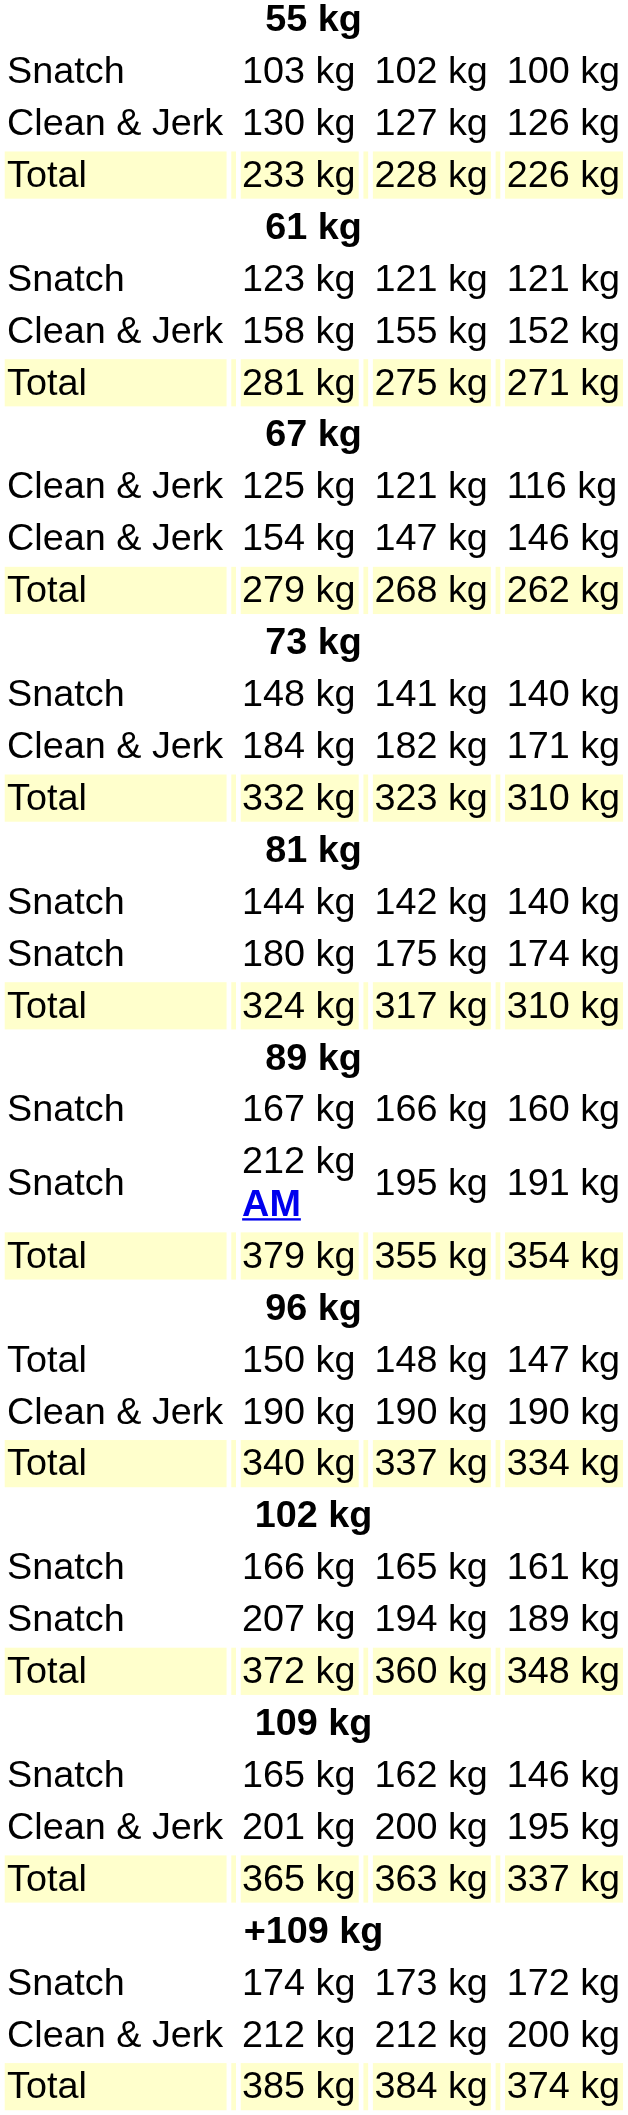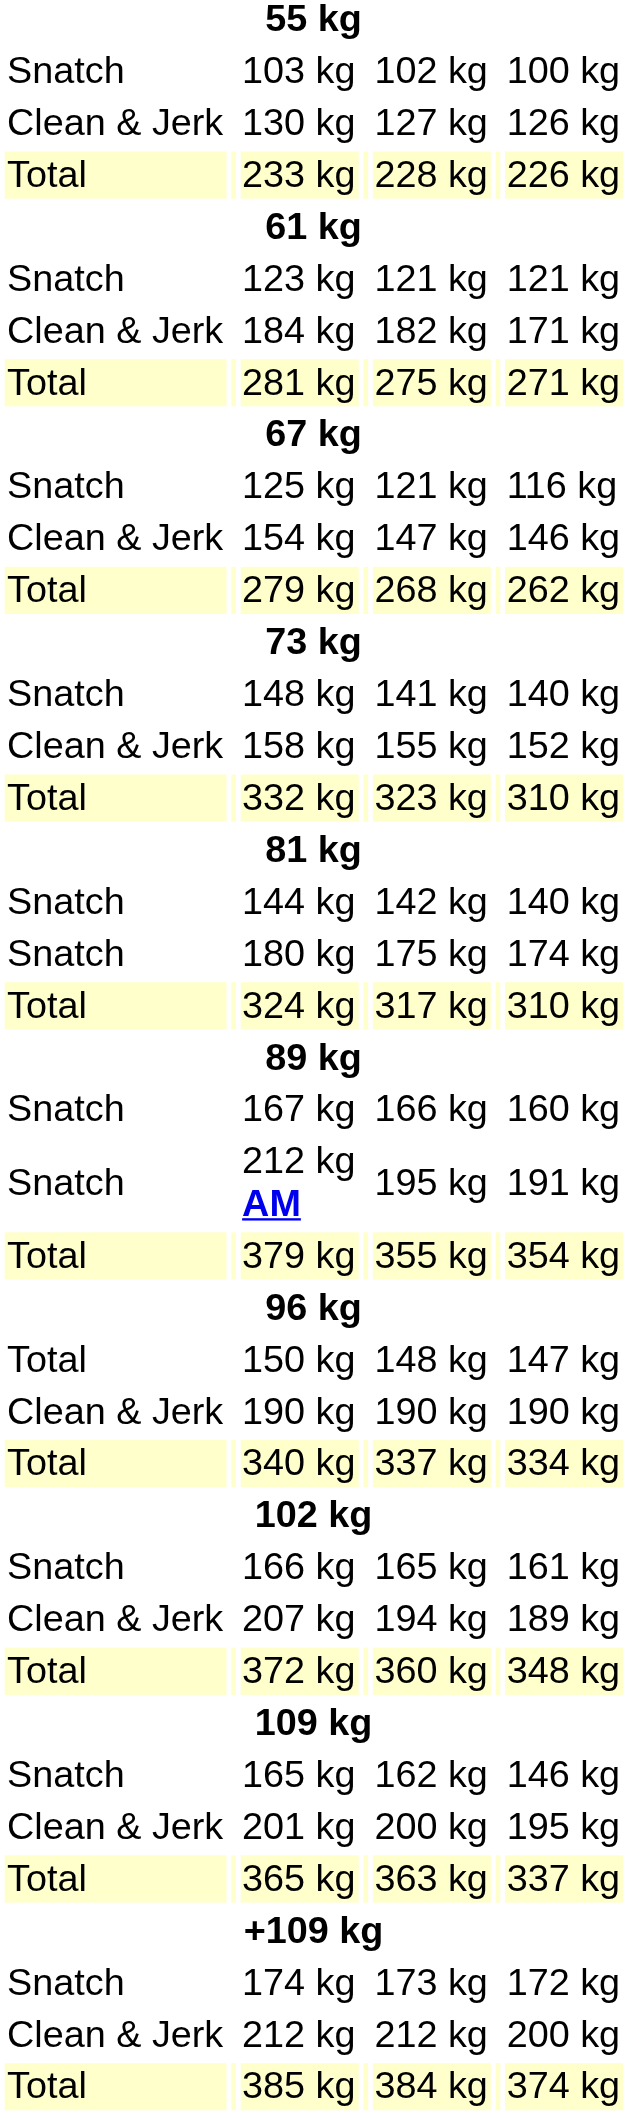rows swapped: (299, 330) <-> (299, 745)
(115, 485) Clean & Jerk -> (66, 485) Snatch
(66, 1618) Snatch -> (115, 1618) Clean & Jerk
